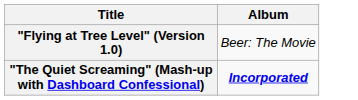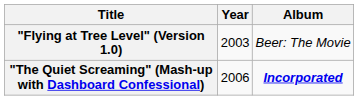+ column: (235, 14)
